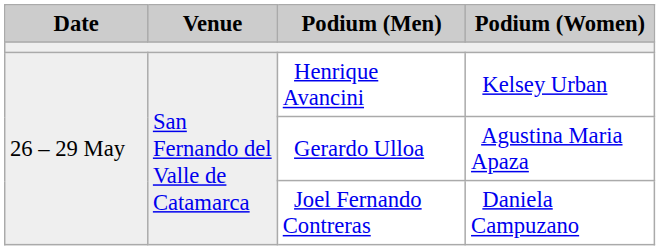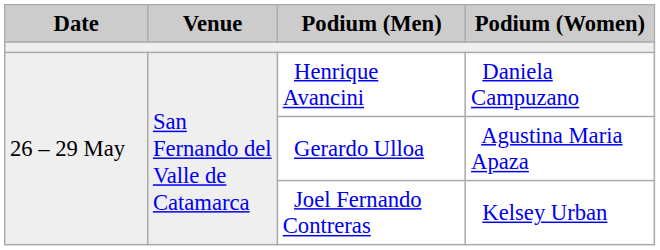(539, 84) Kelsey Urban -> (525, 84) Daniela Campuzano
(525, 212) Daniela Campuzano -> (539, 212) Kelsey Urban
